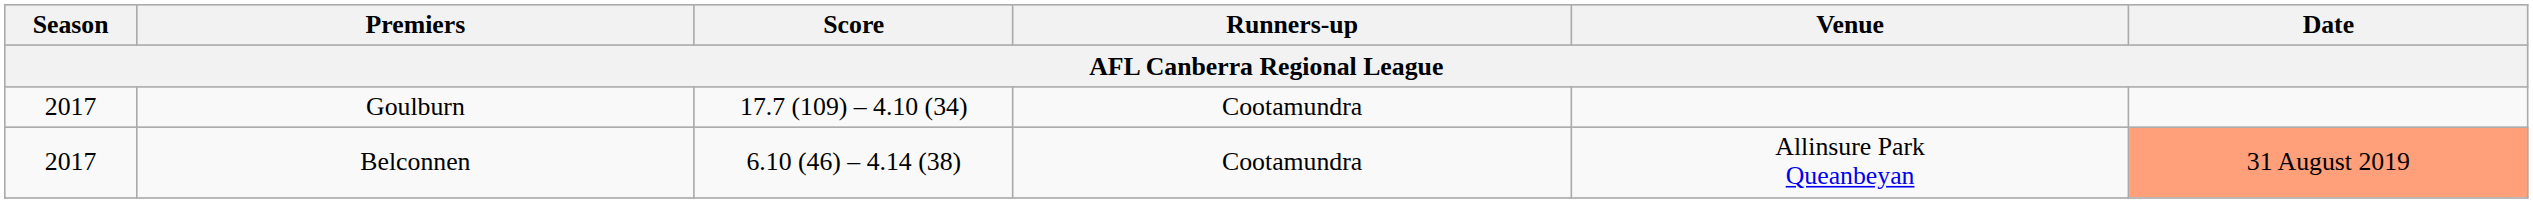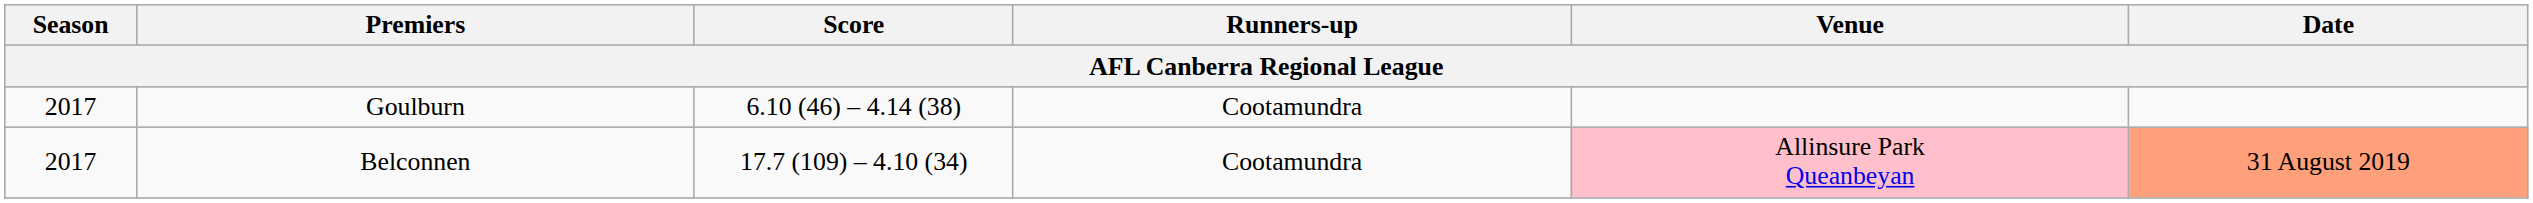(854, 106) 17.7 (109) – 4.10 (34) -> (854, 106) 6.10 (46) – 4.14 (38)
(854, 161) 6.10 (46) – 4.14 (38) -> (854, 161) 17.7 (109) – 4.10 (34)
(1850, 161) no background -> (1850, 161) pink background
